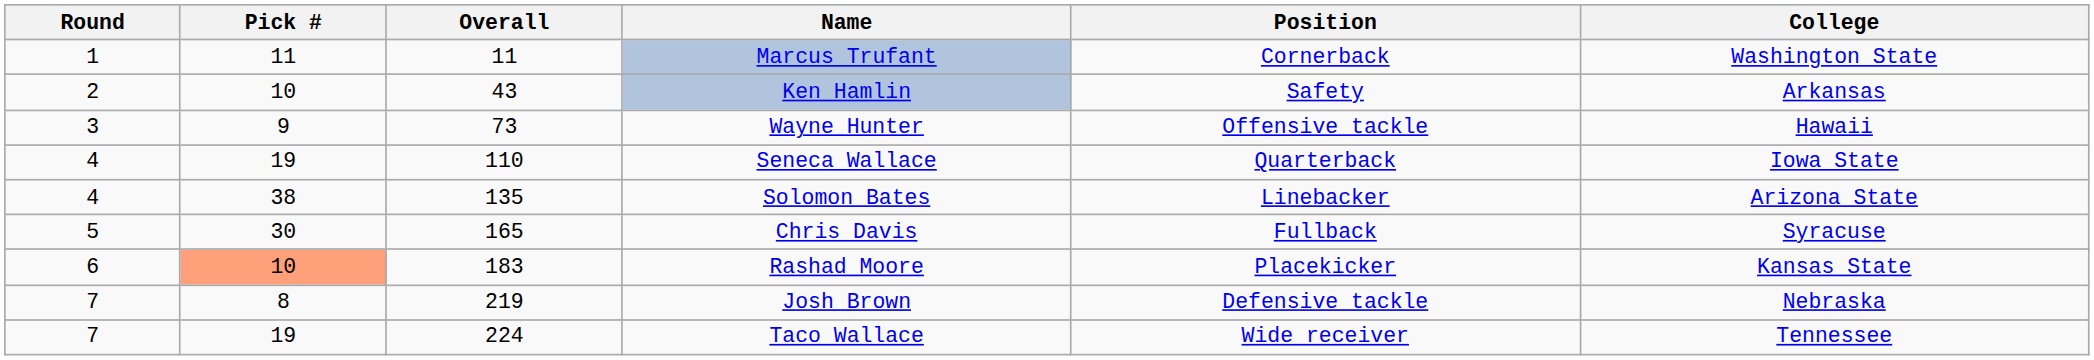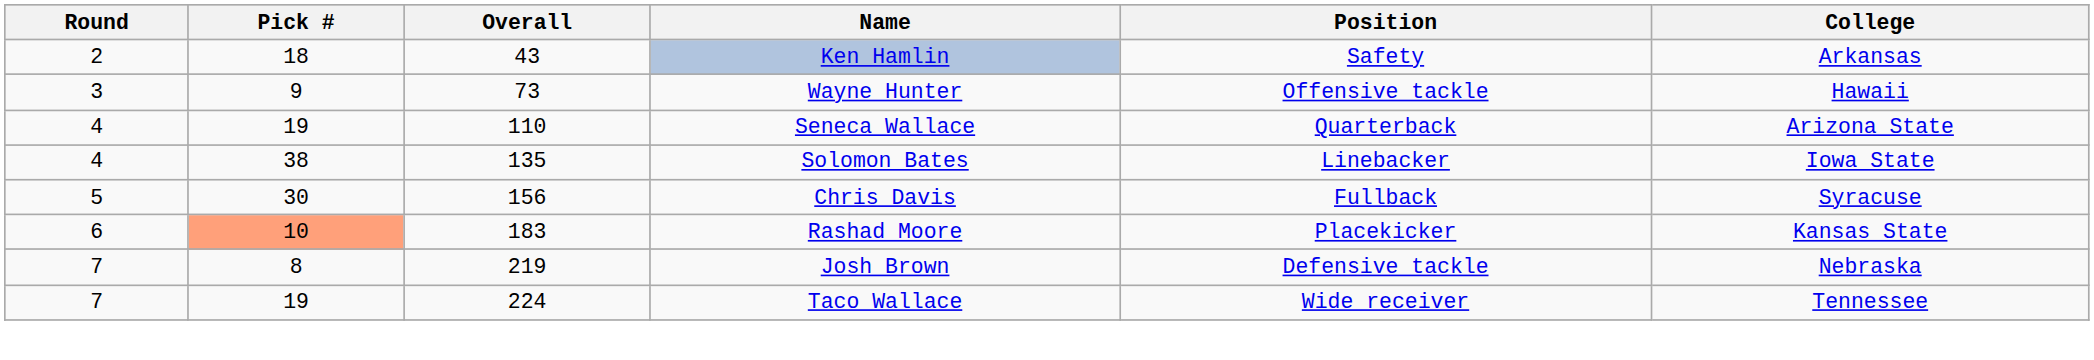- row: (847, 57)
(283, 92) 10 -> (296, 57) 18
(1834, 162) Iowa State -> (1870, 127) Arizona State
(1834, 197) Arizona State -> (1870, 162) Iowa State
(504, 232) 165 -> (527, 197) 156
